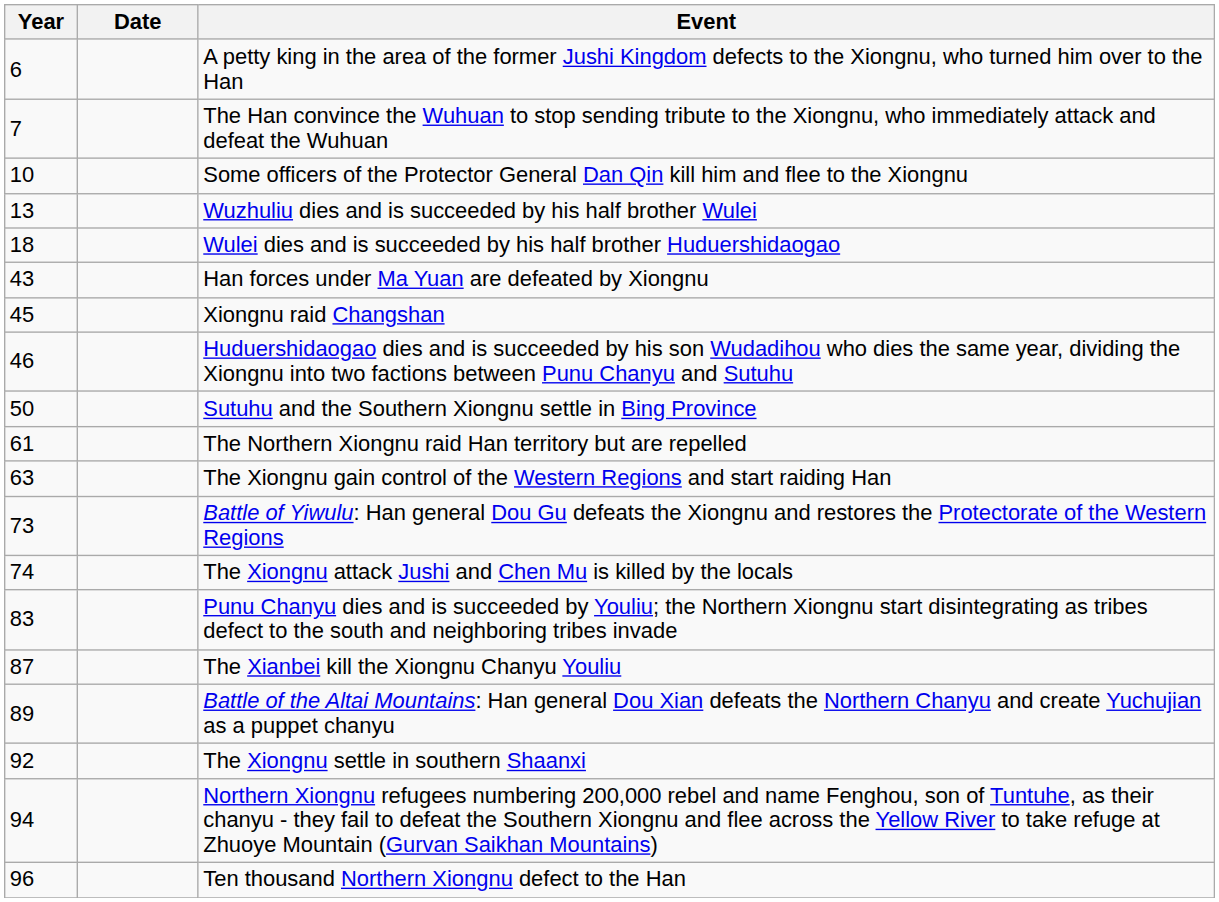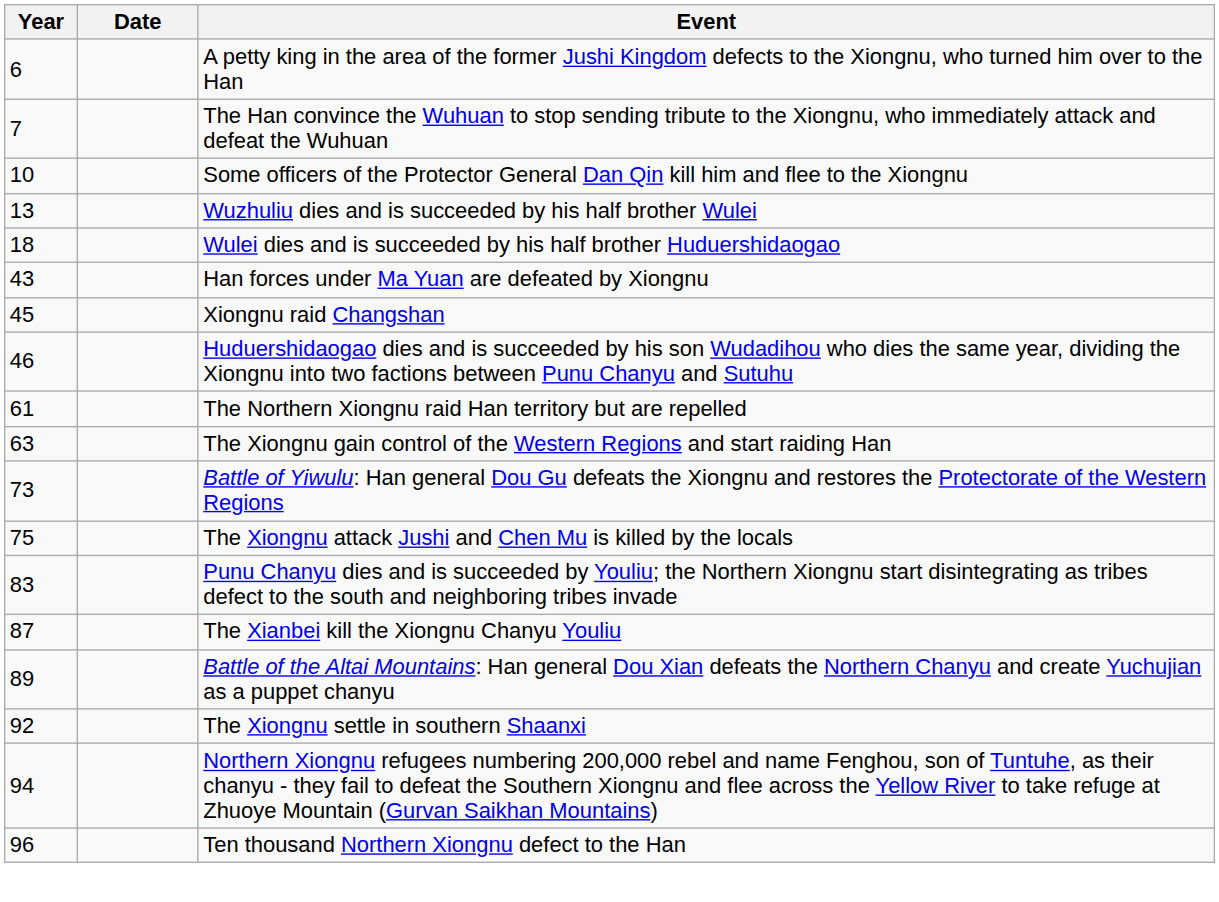- row: (480, 408)
(22, 572) 74 -> (22, 537) 75
